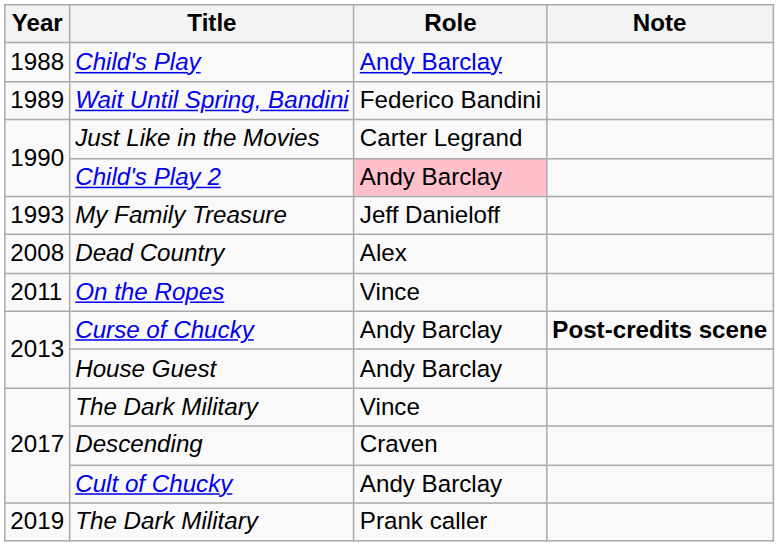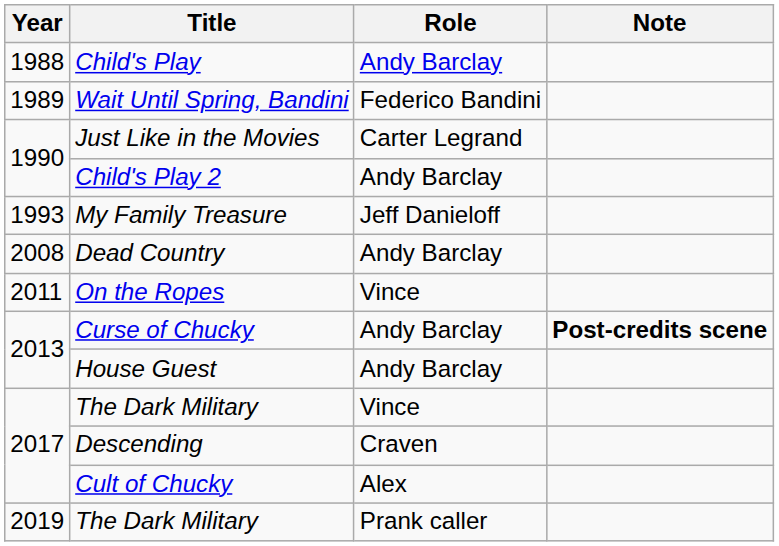(431, 176) pink background -> (431, 176) no background
(383, 253) Alex -> (431, 253) Andy Barclay
(431, 483) Andy Barclay -> (383, 483) Alex
